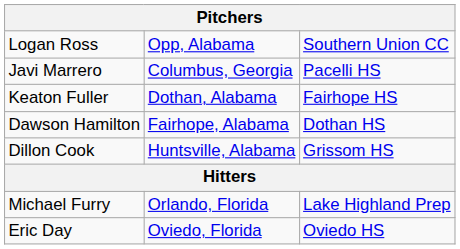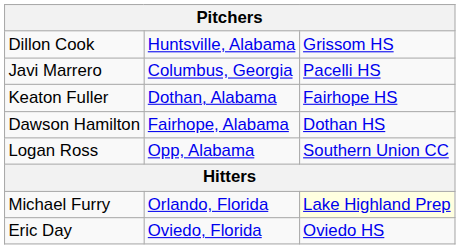rows swapped: (51, 151) <-> (53, 44)
(377, 204) no background -> (377, 204) lightyellow background
